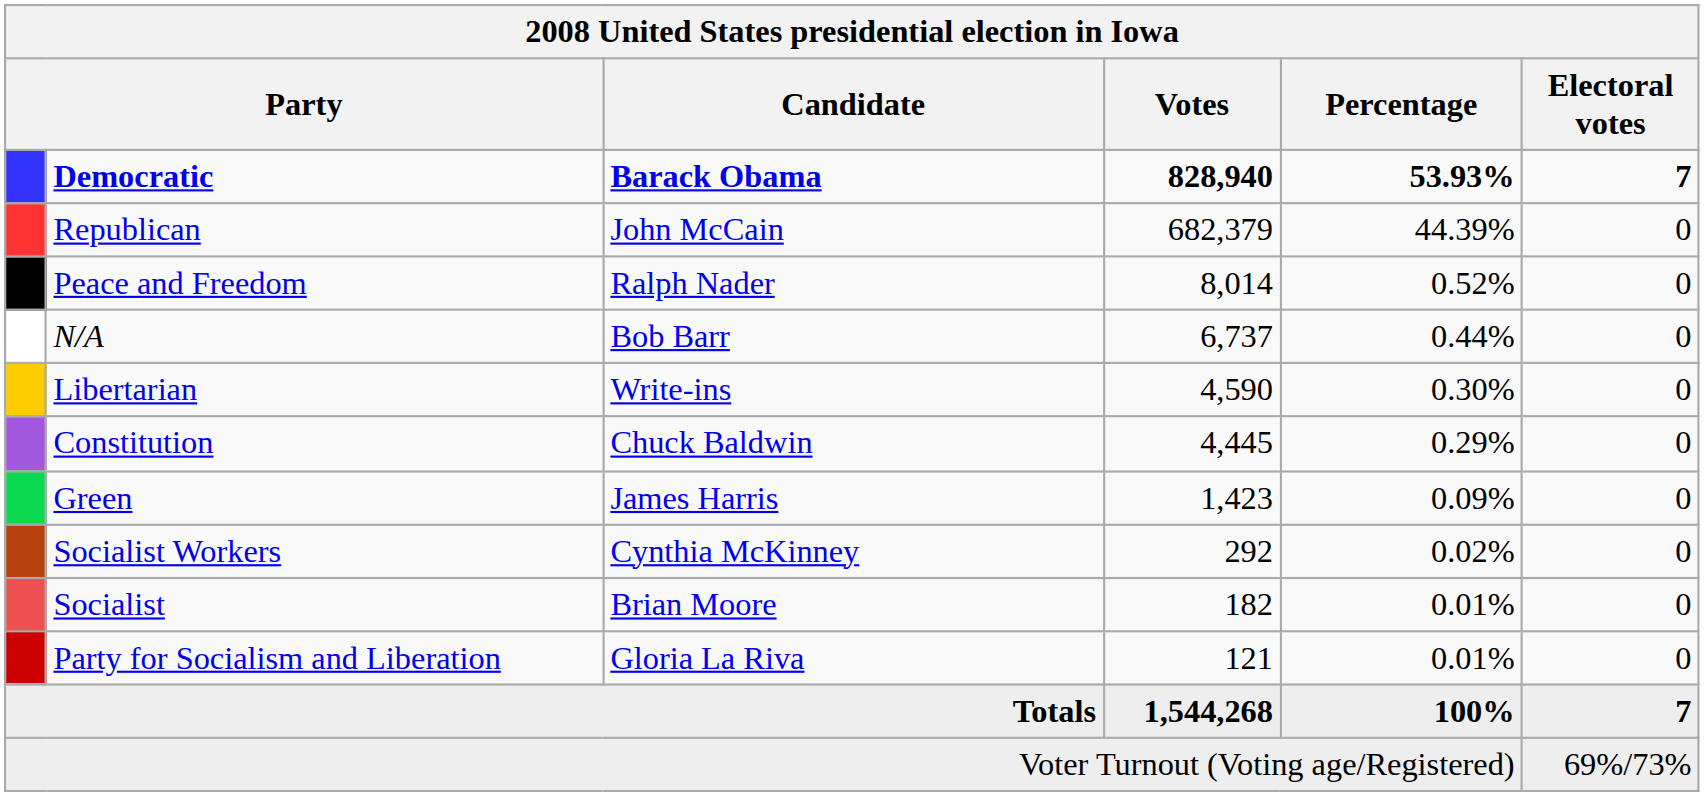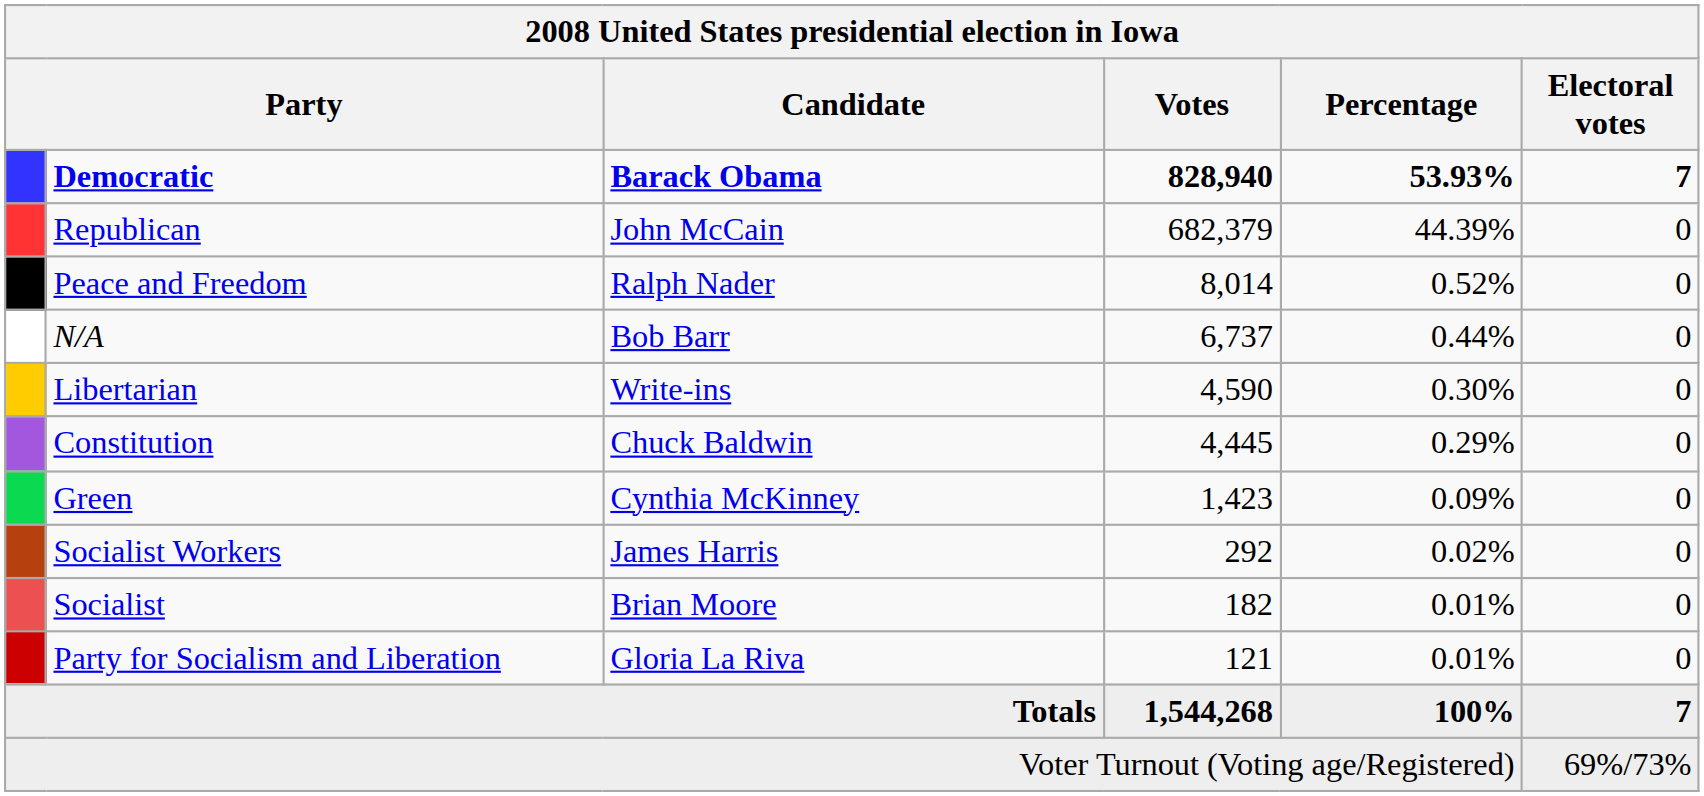(694, 496) James Harris -> (735, 496) Cynthia McKinney
(735, 550) Cynthia McKinney -> (694, 550) James Harris
